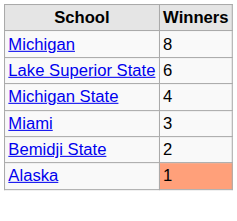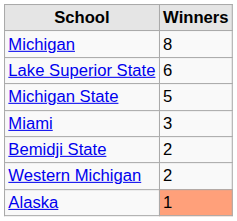(168, 96) 4 -> (168, 96) 5
+ row: (75, 176)
